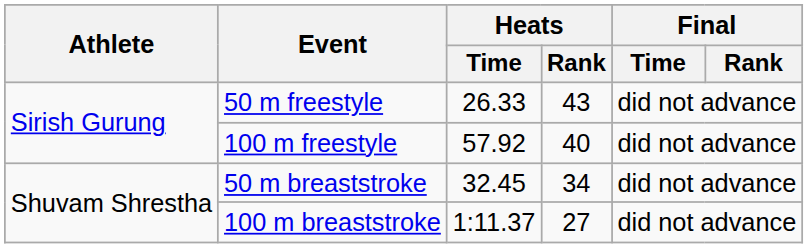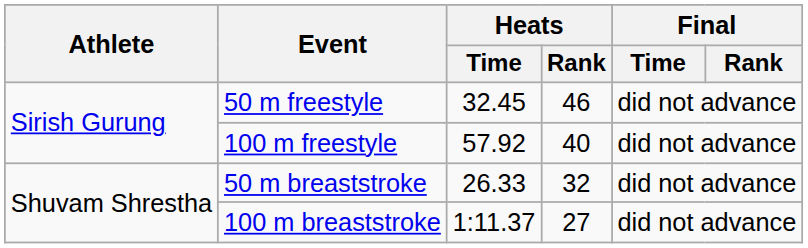(494, 103) 26.33 -> (494, 103) 32.45
(576, 103) 43 -> (576, 103) 46
(494, 183) 32.45 -> (494, 183) 26.33
(576, 183) 34 -> (576, 183) 32
